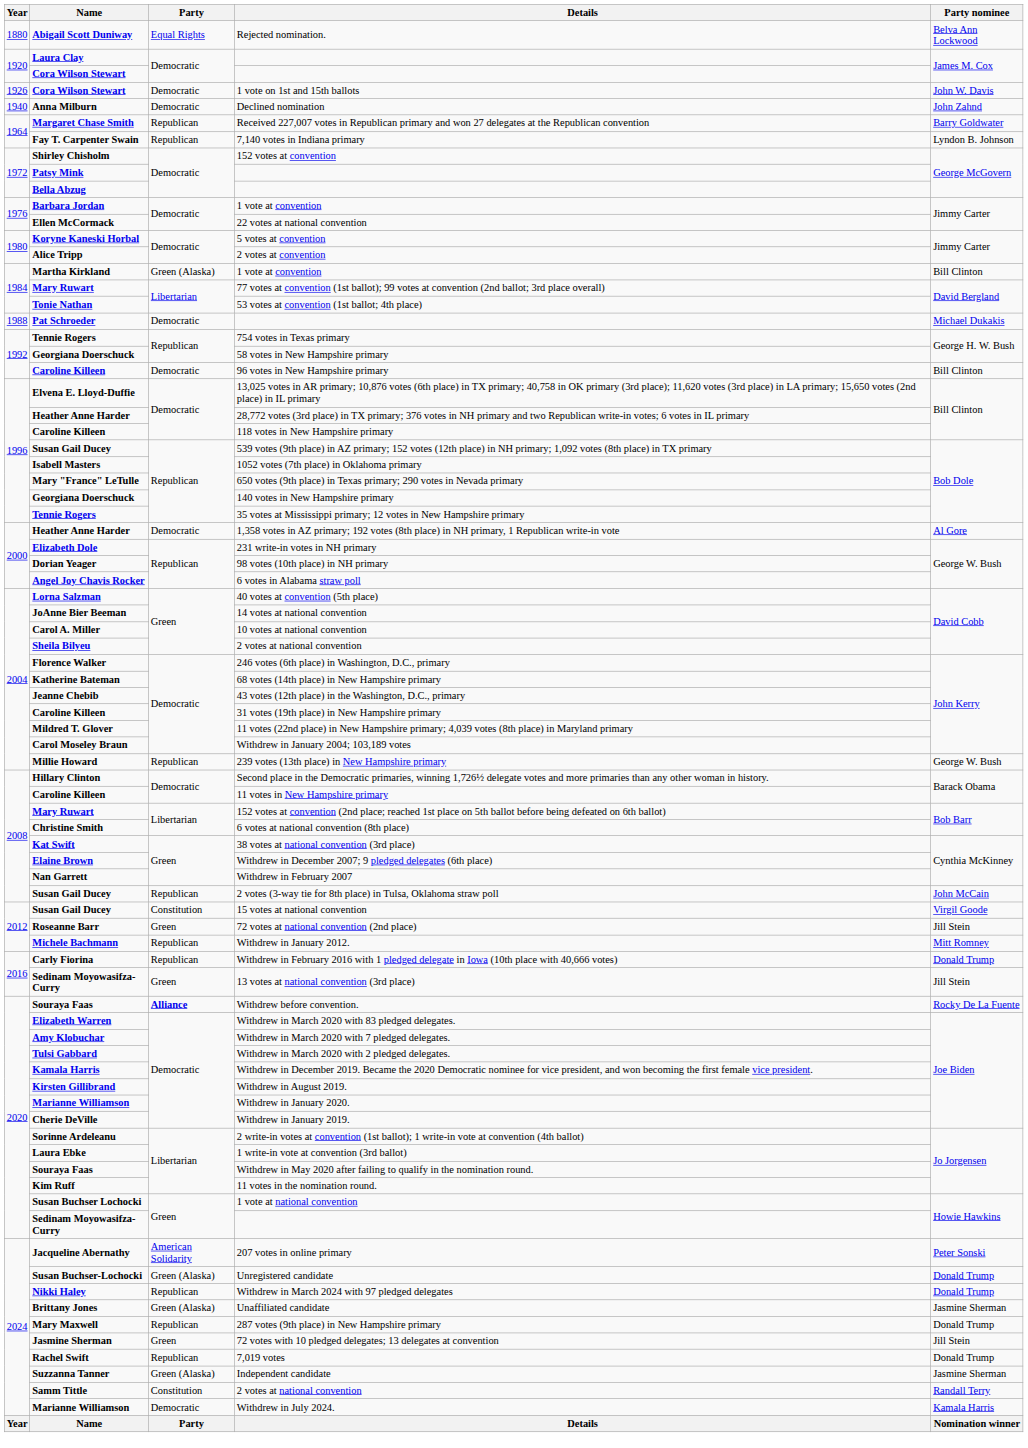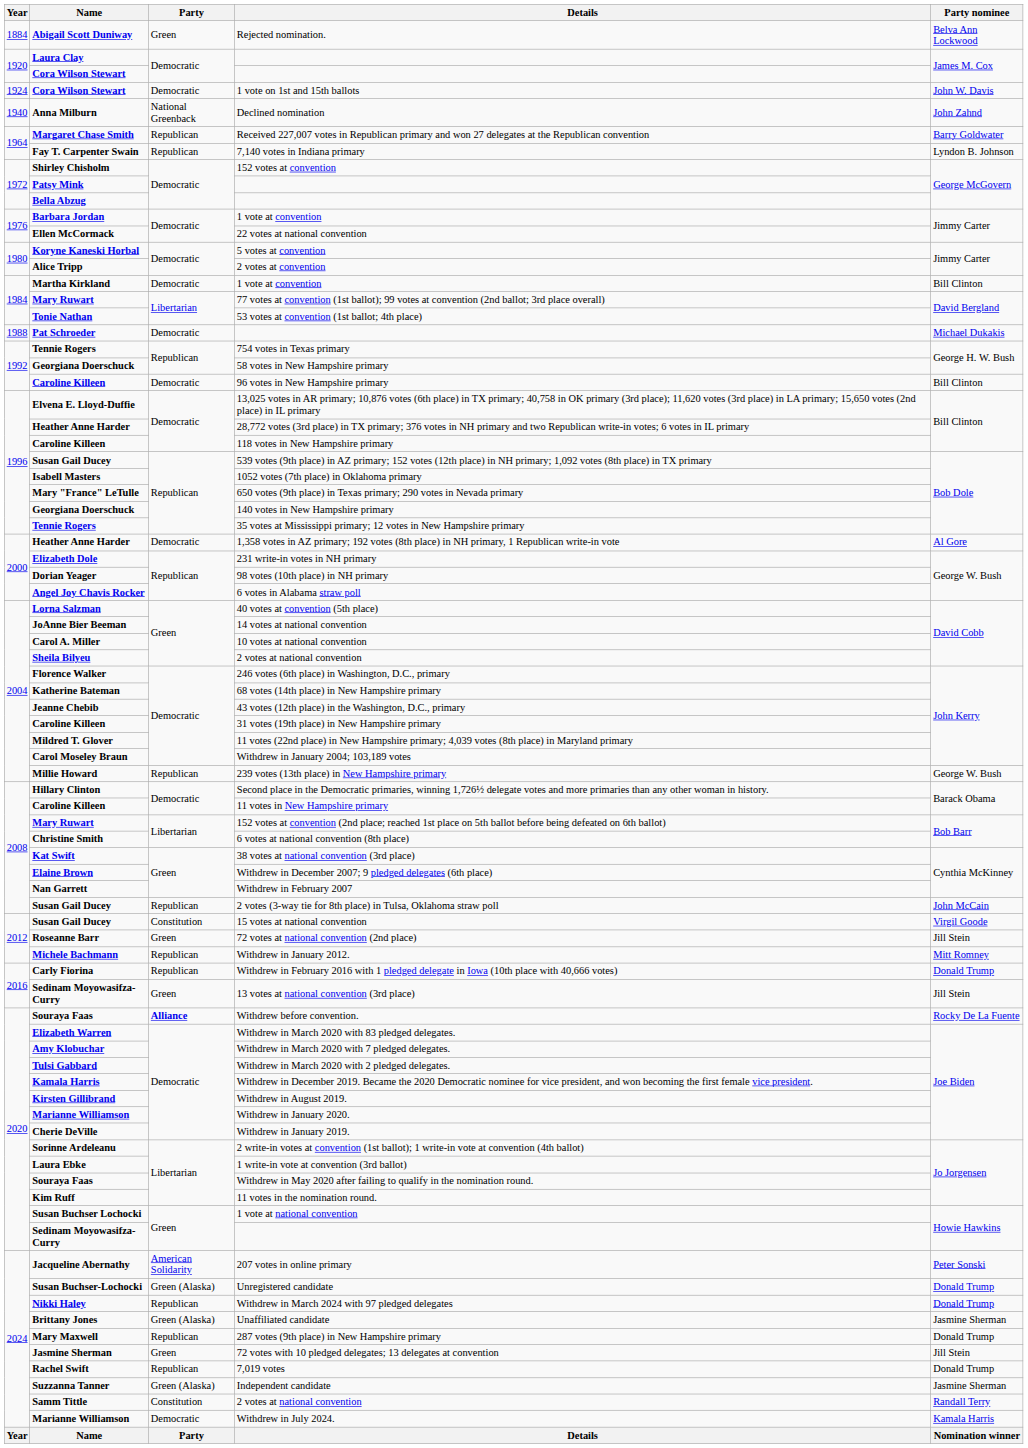(17, 35) 1880 -> (17, 35) 1884
(178, 35) Equal Rights -> (164, 35) Green
(17, 90) 1926 -> (17, 90) 1924
(175, 106) Democratic -> (173, 112) National Greenback
(183, 271) Green (Alaska) -> (175, 283) Democratic
